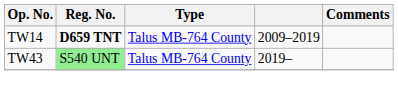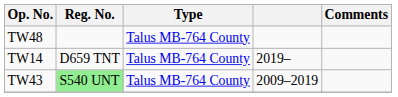+ row: (25, 37)
(90, 37) bold -> (90, 59) normal
(289, 37) 2009–2019 -> (274, 59) 2019–
(275, 59) 2019– -> (287, 80) 2009–2019
